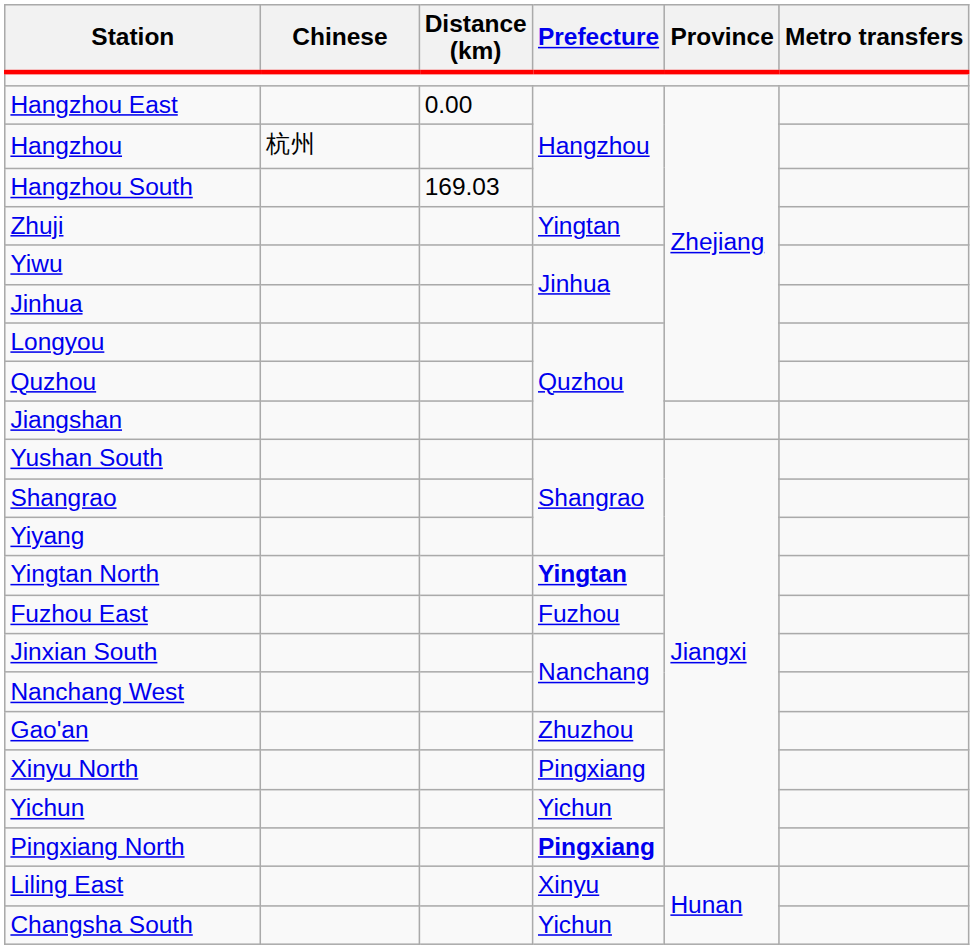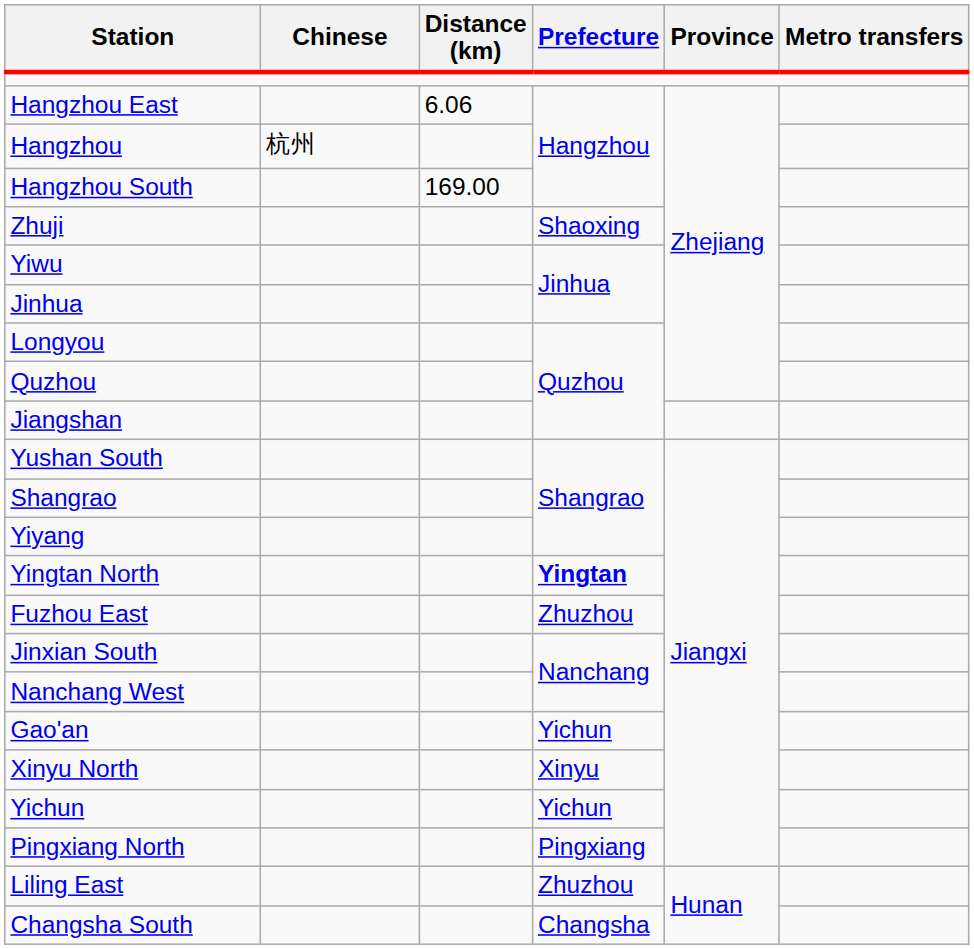(448, 104) 0.00 -> (448, 104) 6.06
(462, 186) 169.03 -> (462, 186) 169.00
(579, 225) Yingtan -> (589, 225) Shaoxing
(579, 613) Fuzhou -> (586, 613) Zhuzhou
(586, 730) Zhuzhou -> (575, 730) Yichun
(592, 769) Pingxiang -> (569, 769) Xinyu
(596, 846) bold -> (592, 846) normal
(569, 885) Xinyu -> (586, 885) Zhuzhou
(575, 924) Yichun -> (594, 924) Changsha
